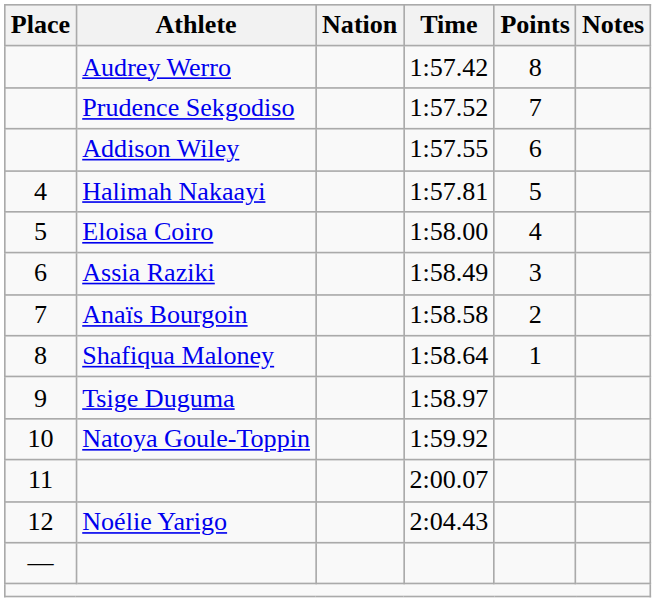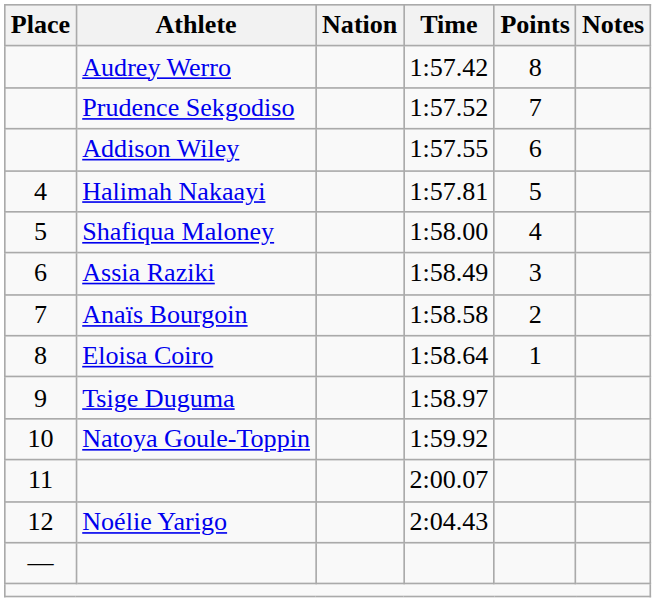(148, 231) Eloisa Coiro -> (178, 231) Shafiqua Maloney
(178, 356) Shafiqua Maloney -> (148, 356) Eloisa Coiro
